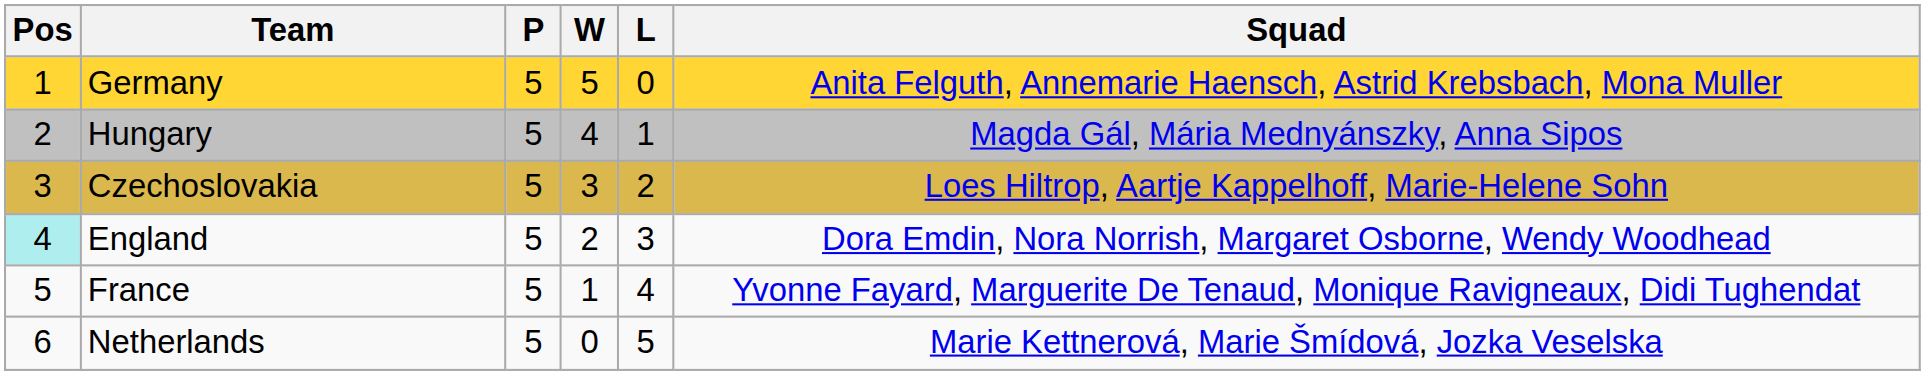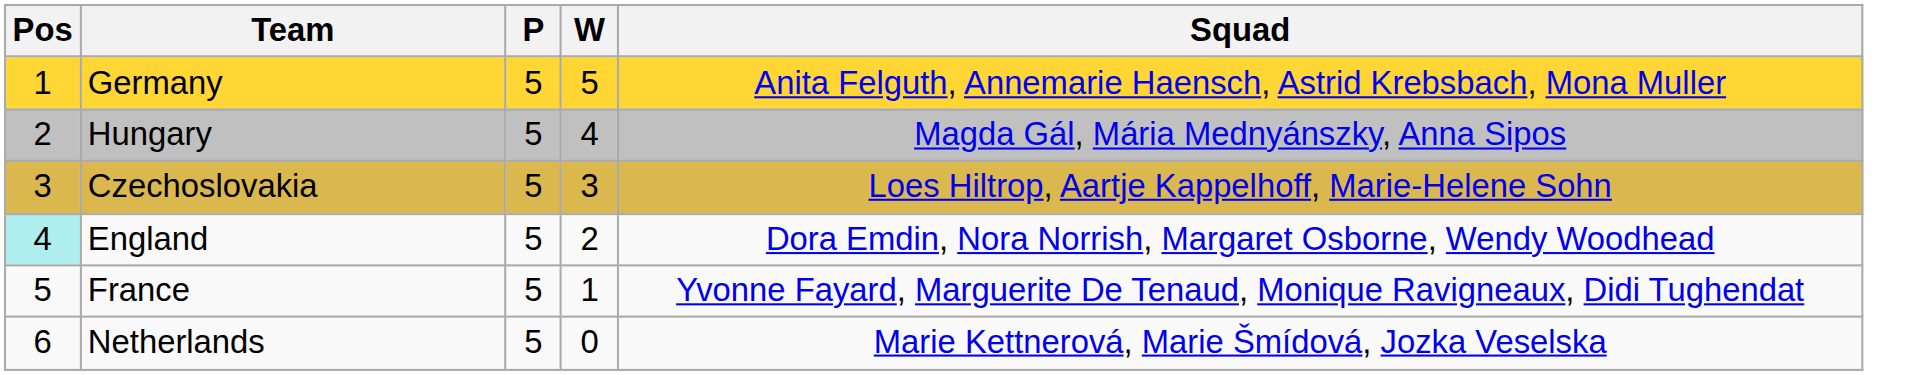- column: (646, 30)
